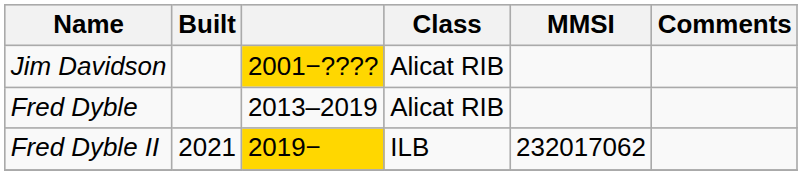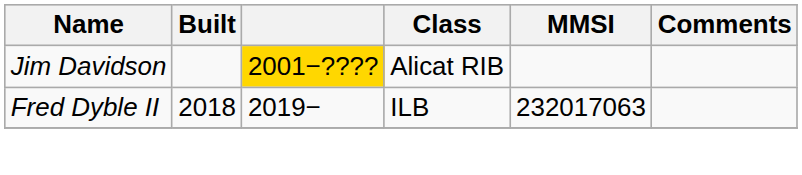- row: (74, 107)
(207, 148) 2021 -> (207, 107) 2018
(284, 148) gold background -> (284, 107) no background
(581, 148) 232017062 -> (581, 107) 232017063
